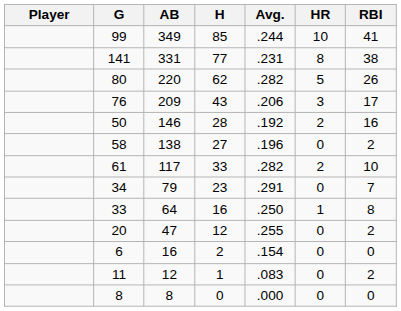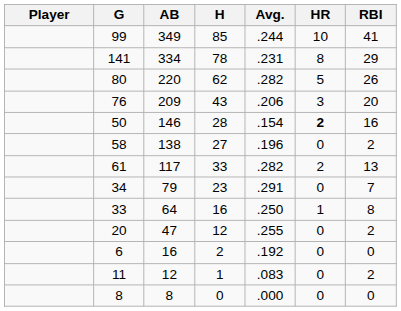(169, 58) 331 -> (169, 58) 334
(220, 58) 77 -> (220, 58) 78
(371, 58) 38 -> (371, 58) 29
(371, 101) 17 -> (371, 101) 20
(270, 123) .192 -> (270, 123) .154
(320, 123) normal -> (320, 123) bold
(371, 166) 10 -> (371, 166) 13
(270, 252) .154 -> (270, 252) .192
